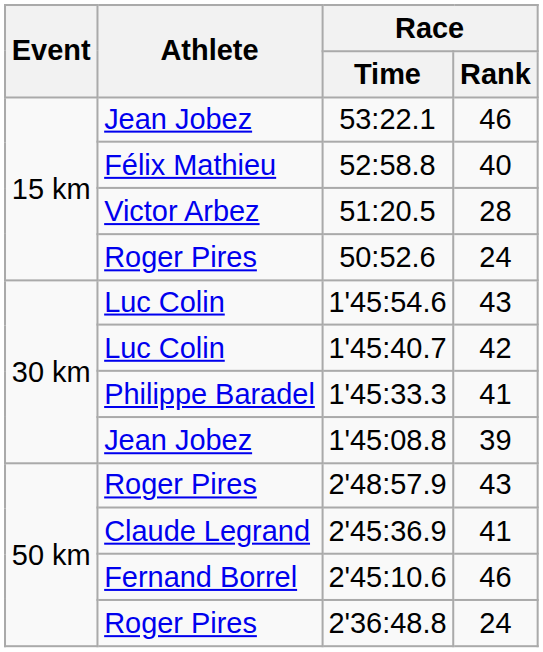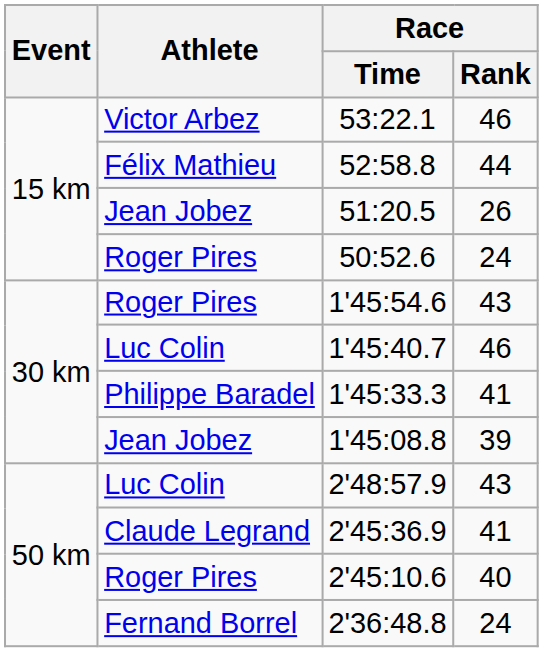(178, 120) Jean Jobez -> (182, 120) Victor Arbez
(495, 165) 40 -> (495, 165) 44
(182, 211) Victor Arbez -> (178, 211) Jean Jobez
(495, 211) 28 -> (495, 211) 26
(164, 303) Luc Colin -> (181, 303) Roger Pires
(495, 348) 42 -> (495, 348) 46
(181, 486) Roger Pires -> (164, 486) Luc Colin
(201, 577) Fernand Borrel -> (181, 577) Roger Pires
(495, 577) 46 -> (495, 577) 40
(181, 623) Roger Pires -> (201, 623) Fernand Borrel
